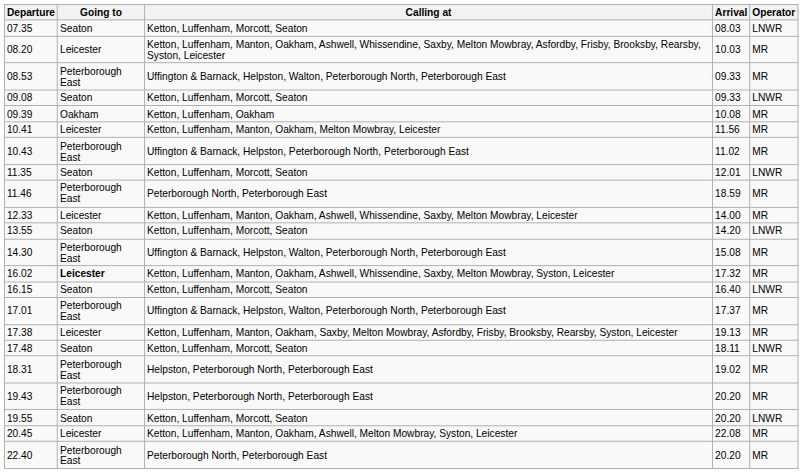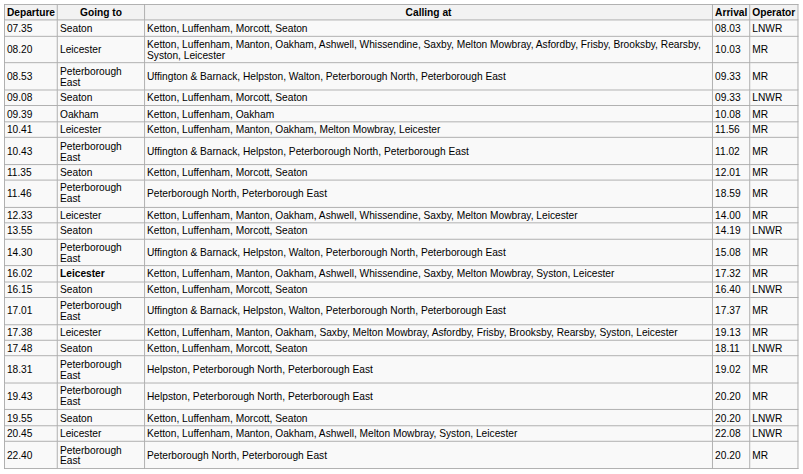(767, 173) LNWR -> (760, 173) MR
(728, 231) 14.20 -> (728, 231) 14.19
(760, 434) MR -> (767, 434) LNWR
